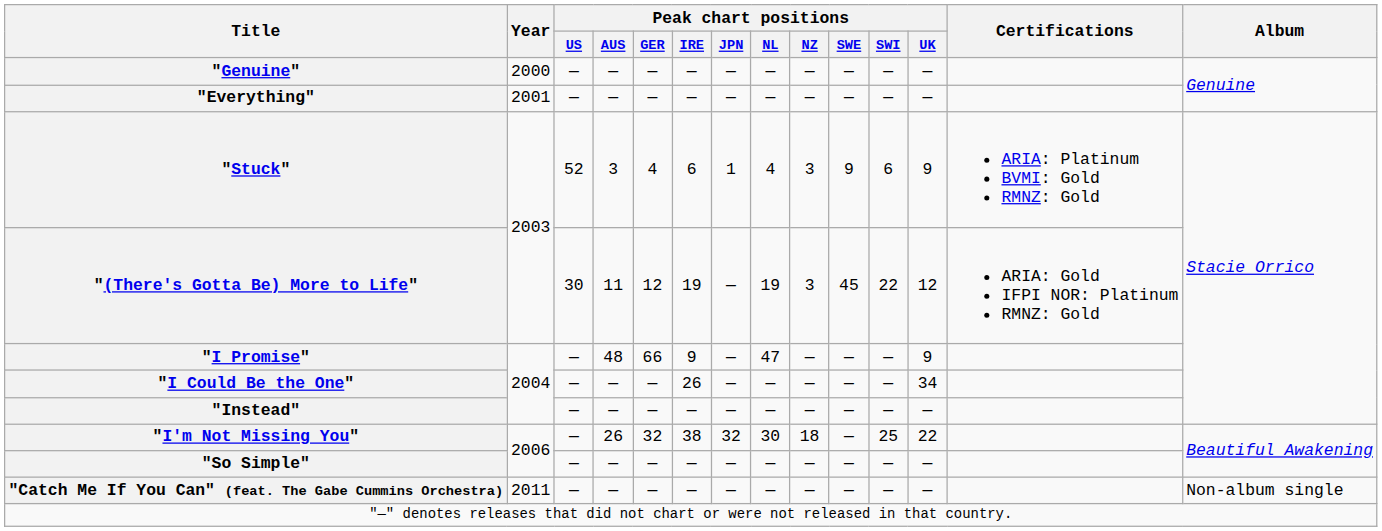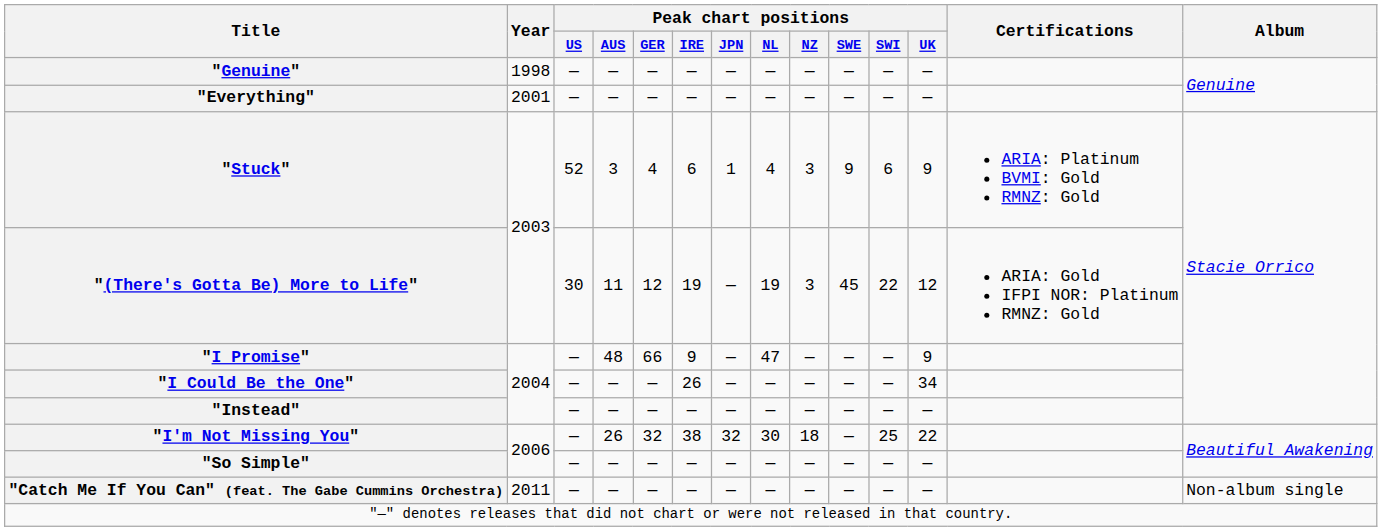(531, 71) 2000 -> (531, 71) 1998
